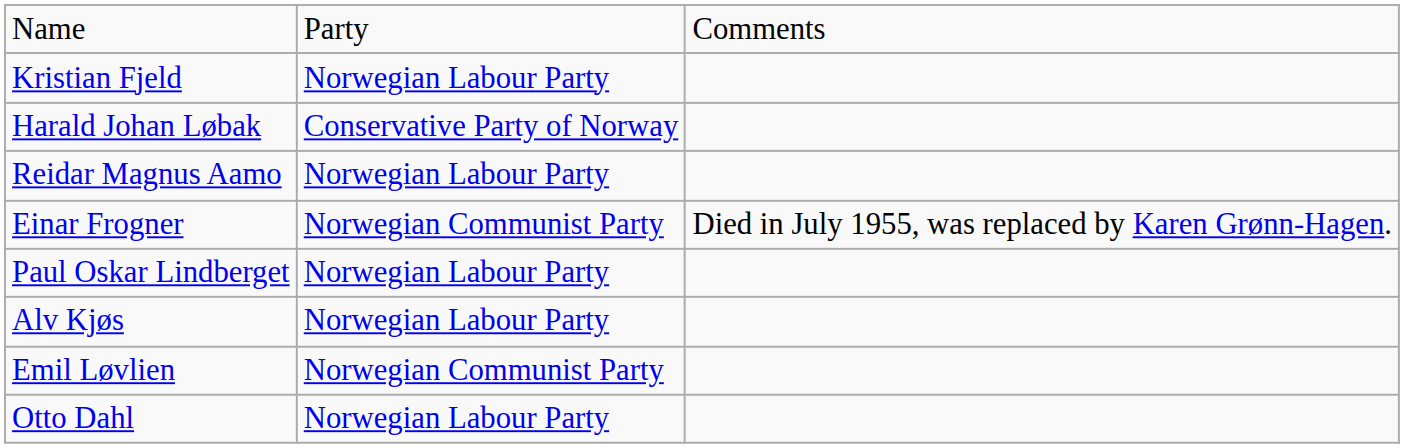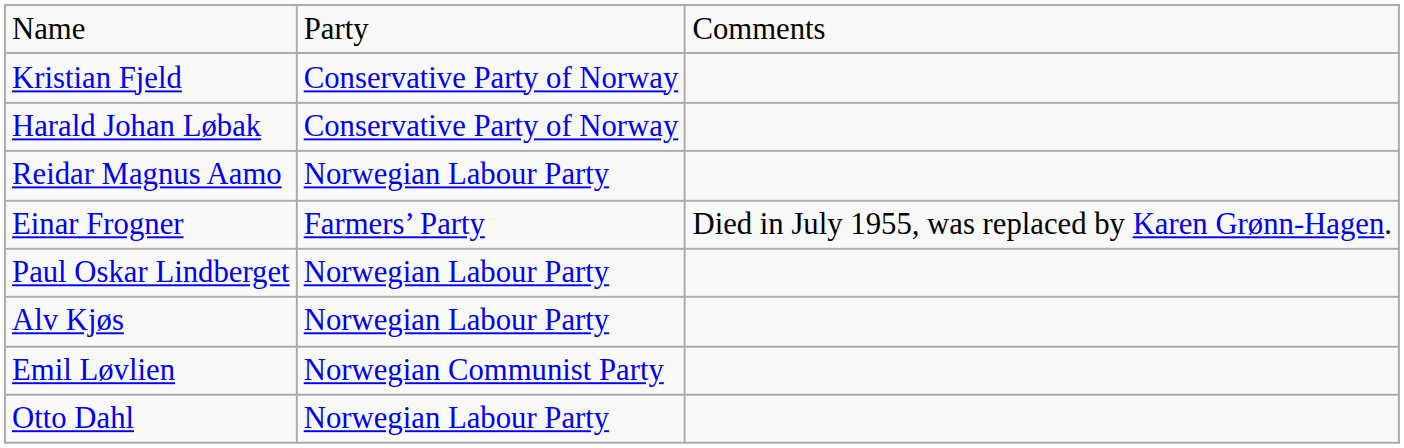(456, 77) Norwegian Labour Party -> (491, 77) Conservative Party of Norway
(484, 223) Norwegian Communist Party -> (394, 223) Farmers’ Party
